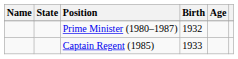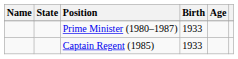(192, 29) 1932 -> (192, 29) 1933
